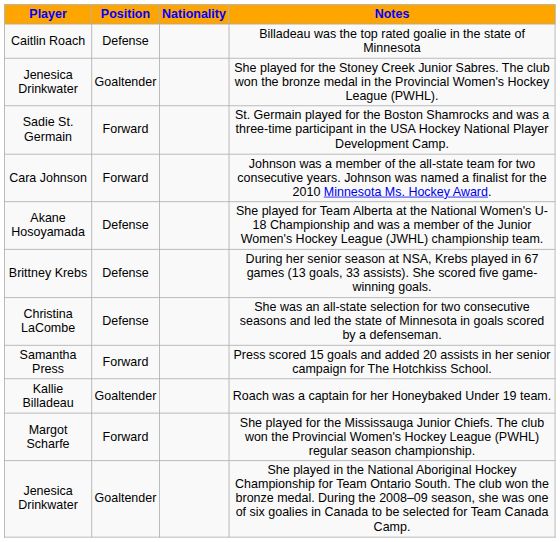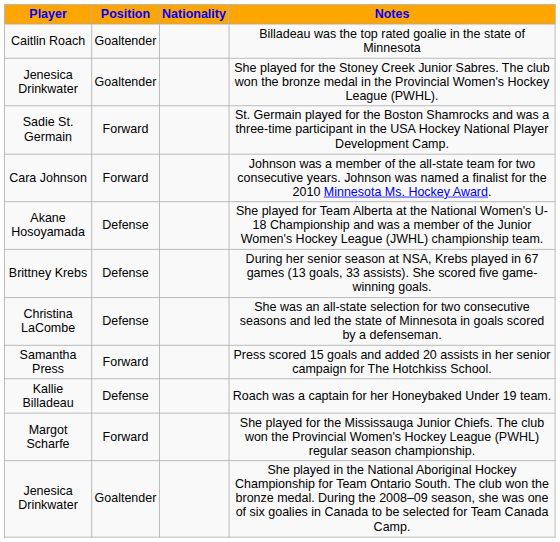(125, 41) Defense -> (125, 41) Goaltender
(125, 396) Goaltender -> (125, 396) Defense
